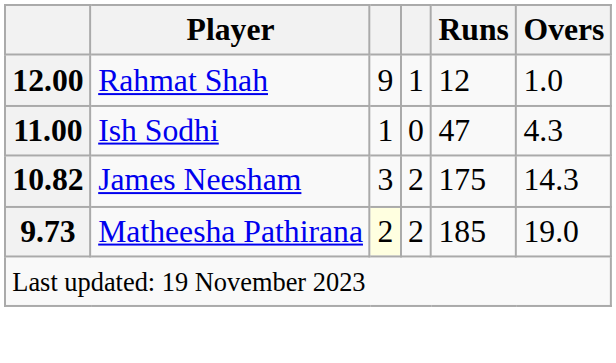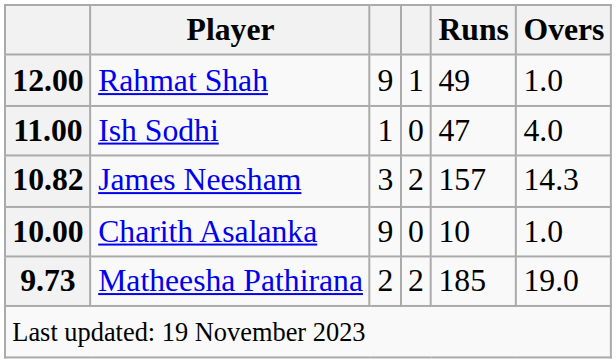(454, 79) 12 -> (454, 79) 49
(543, 130) 4.3 -> (543, 130) 4.0
(462, 180) 175 -> (462, 180) 157
+ row: (208, 230)
(385, 230) lightyellow background -> (385, 280) no background
